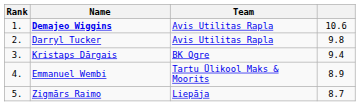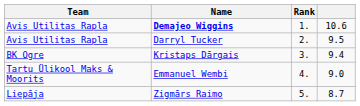columns swapped: (17, 12) <-> (244, 12)
(336, 40) 9.8 -> (336, 40) 9.5
(336, 74) 8.9 -> (336, 74) 9.0
